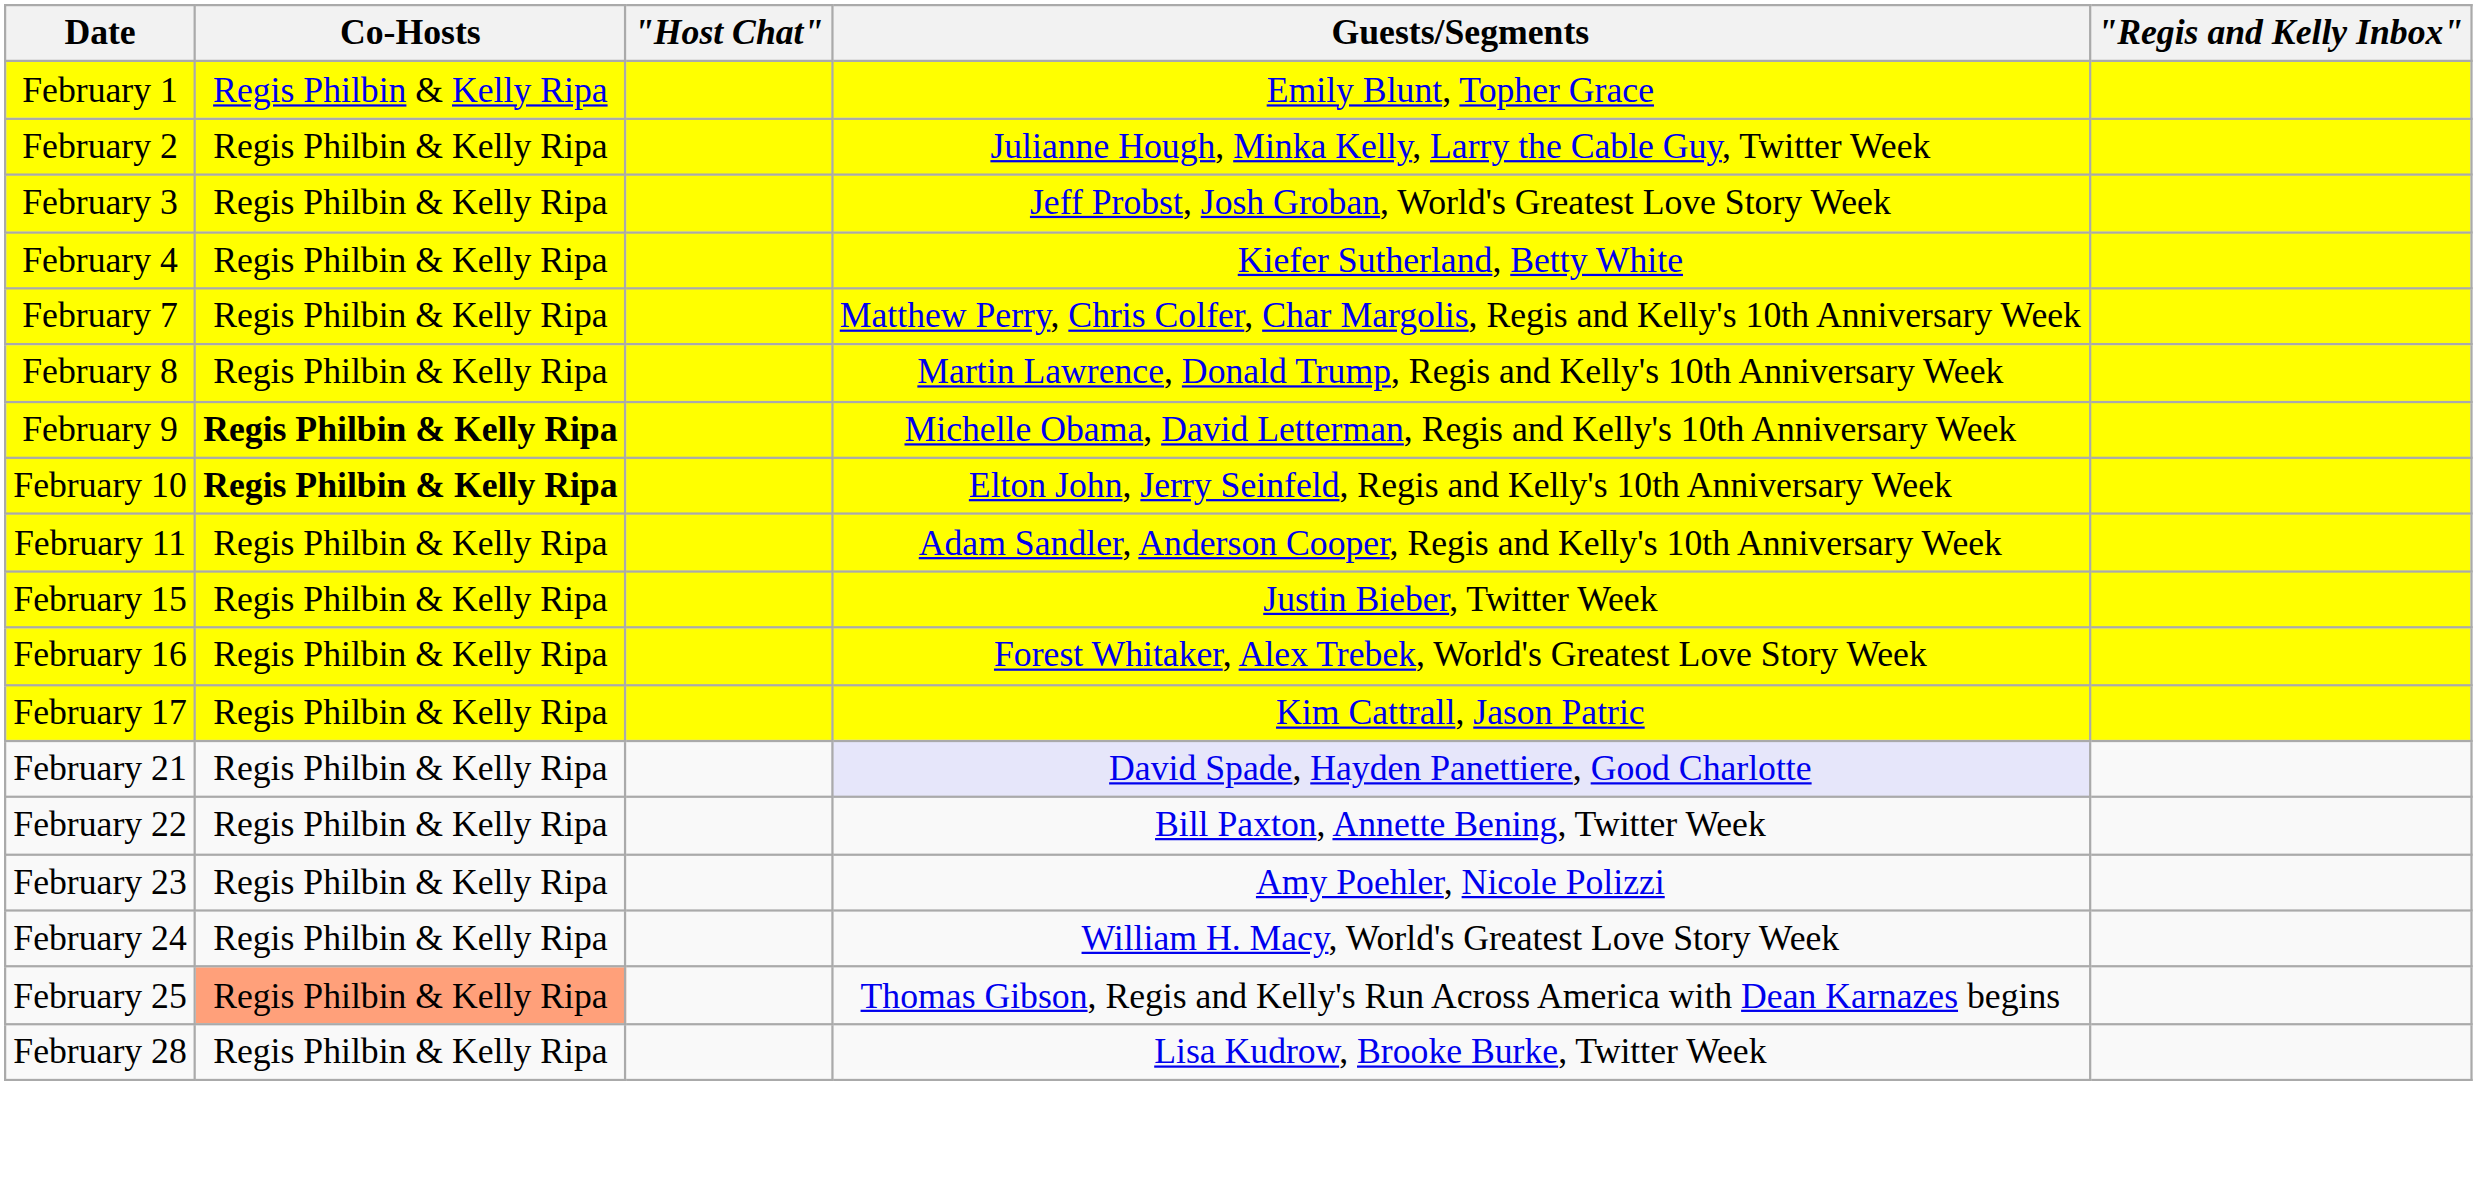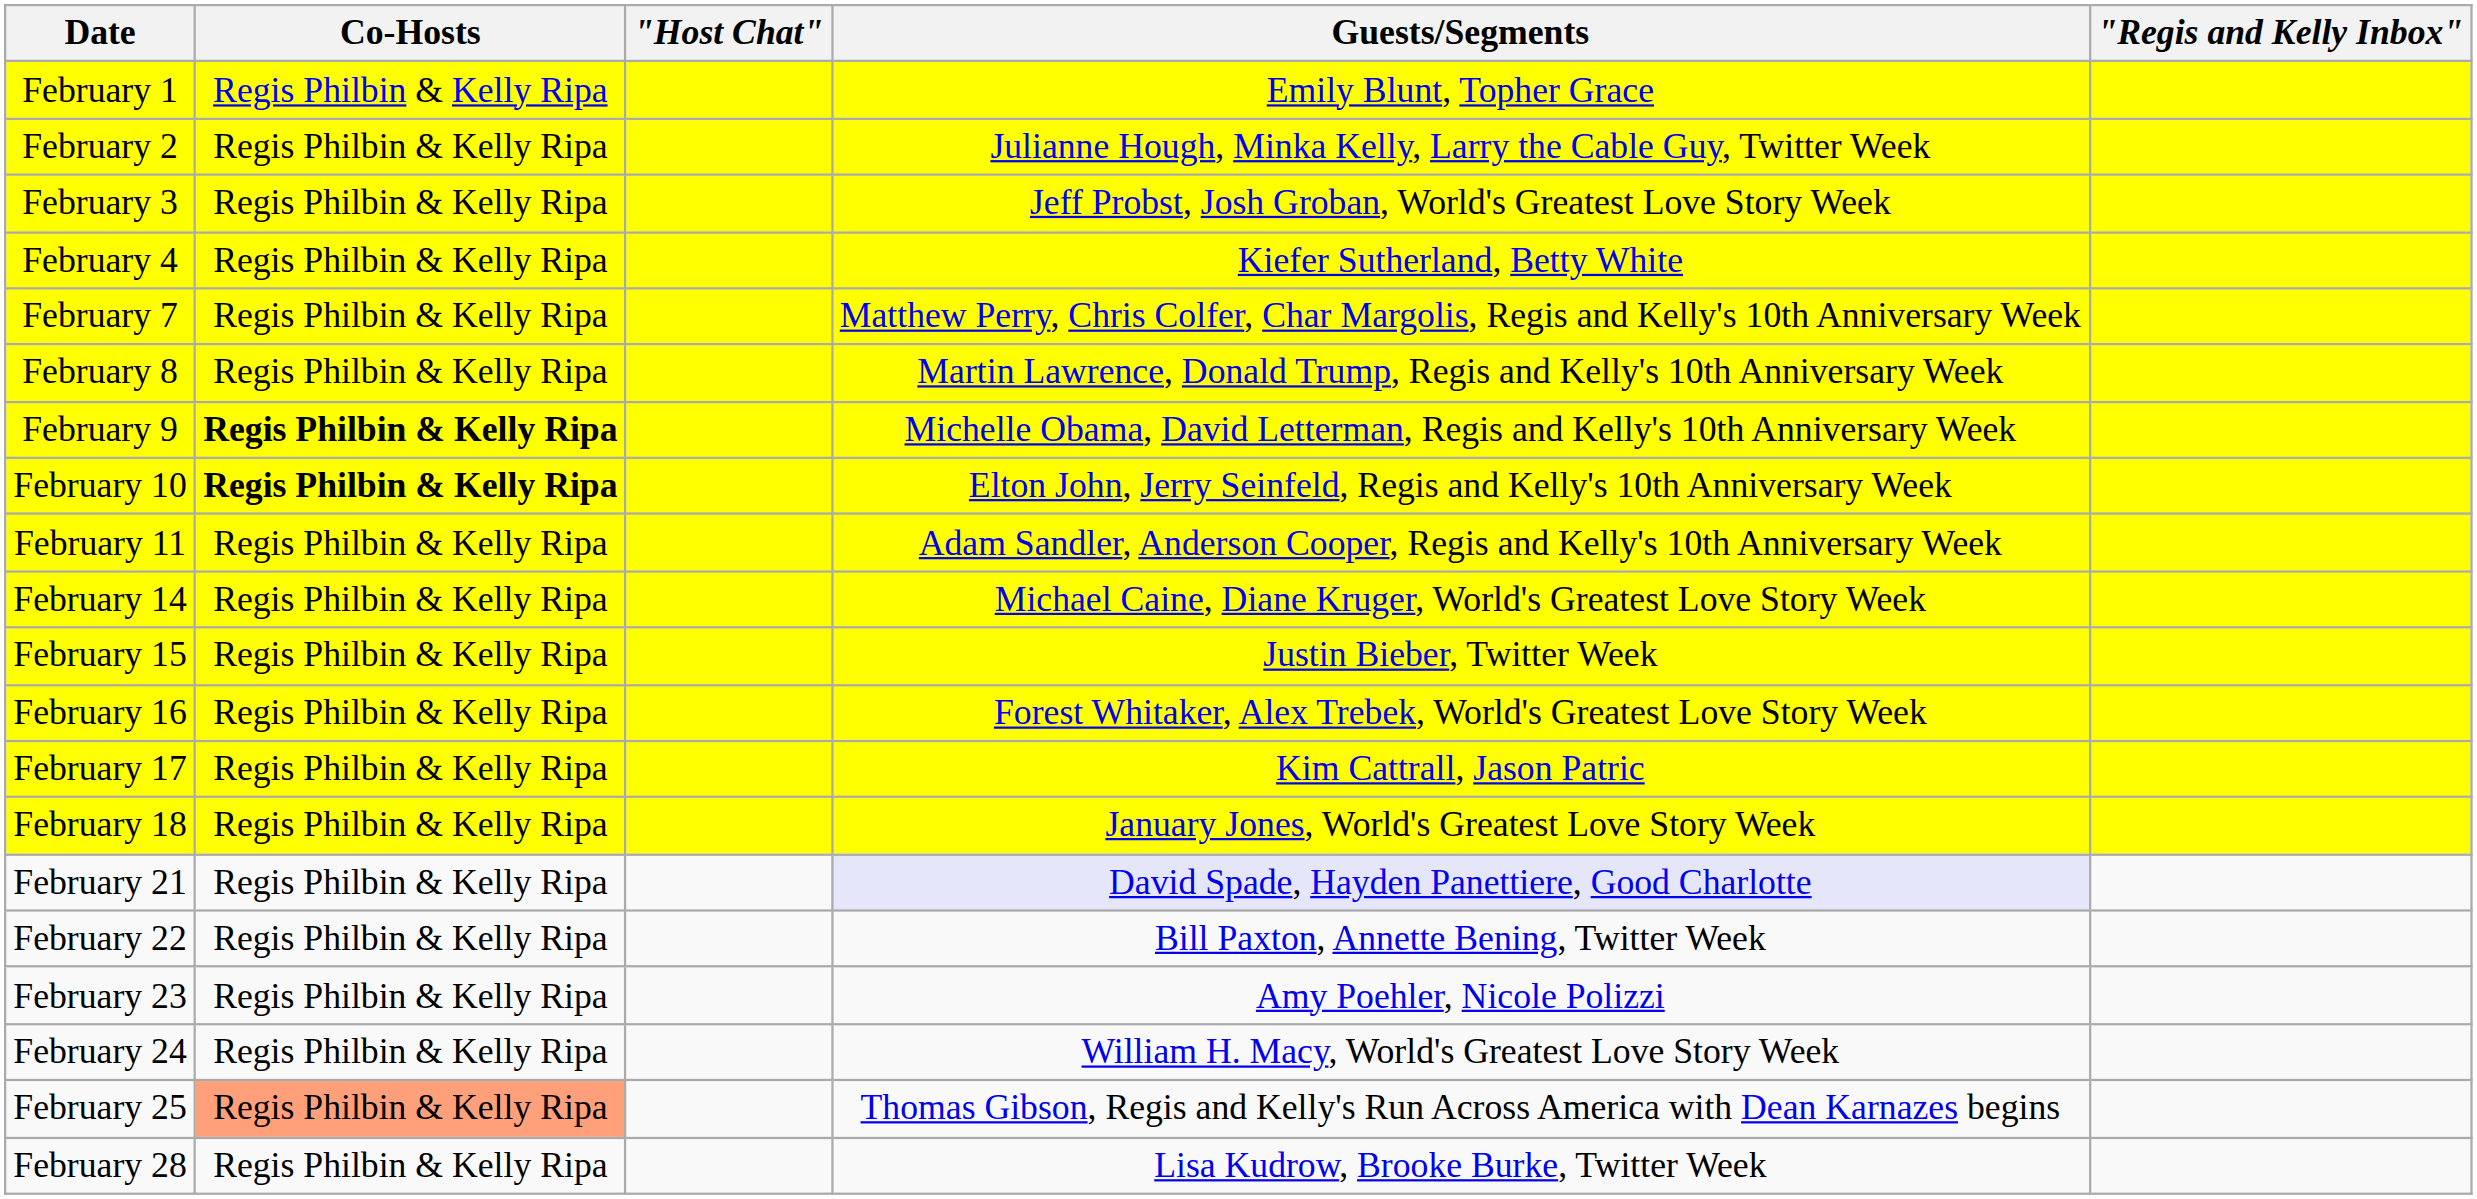+ row: (100, 598)
+ row: (100, 825)
